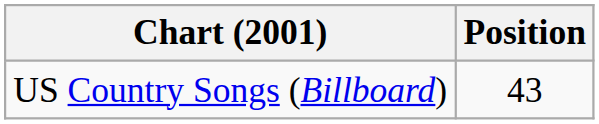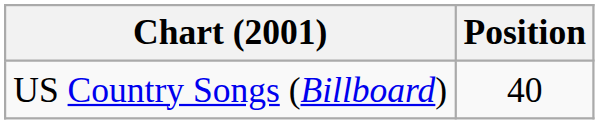(525, 88) 43 -> (525, 88) 40
